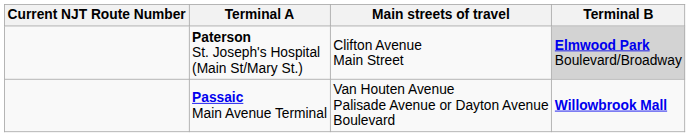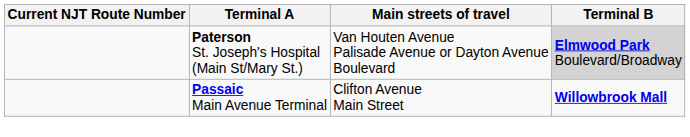(378, 52) Clifton Avenue Main Street -> (441, 52) Van Houten Avenue Palisade Avenue or Dayton Avenue Boulevard
(441, 105) Van Houten Avenue Palisade Avenue or Dayton Avenue Boulevard -> (378, 97) Clifton Avenue Main Street
